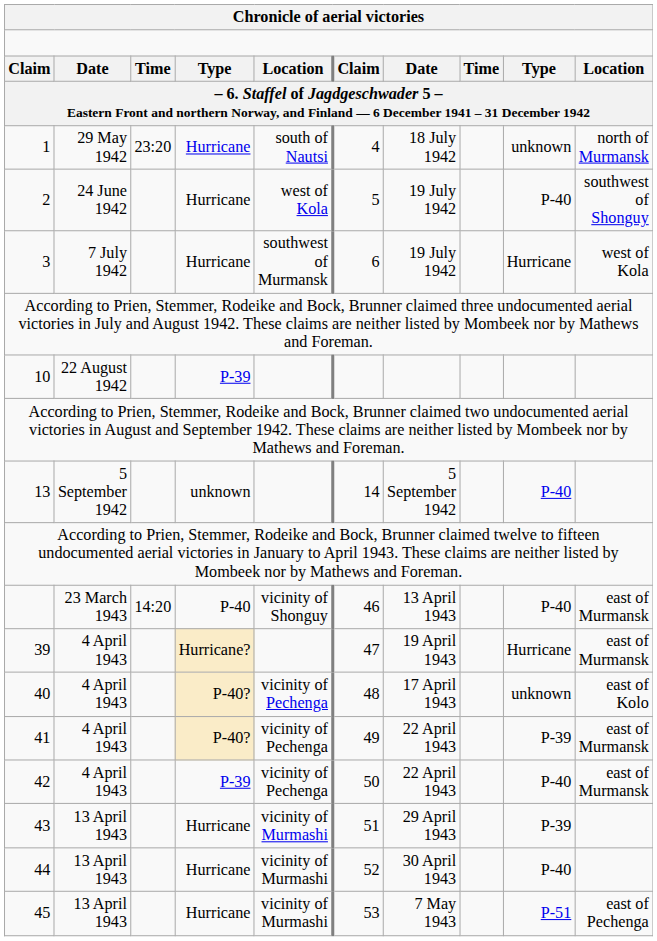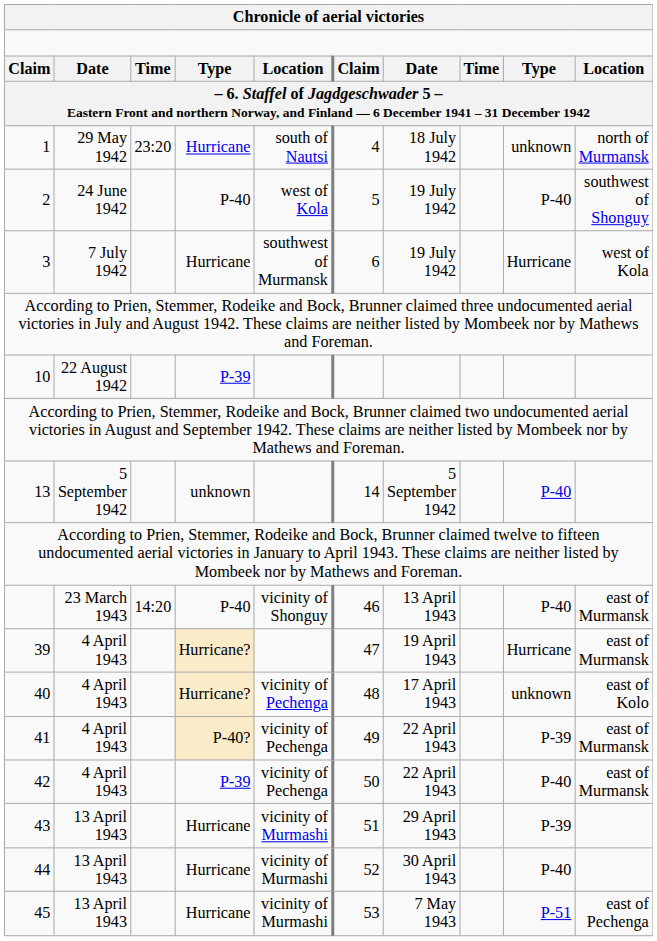(218, 199) Hurricane -> (235, 199) P-40
(232, 694) P-40? -> (215, 694) Hurricane?
